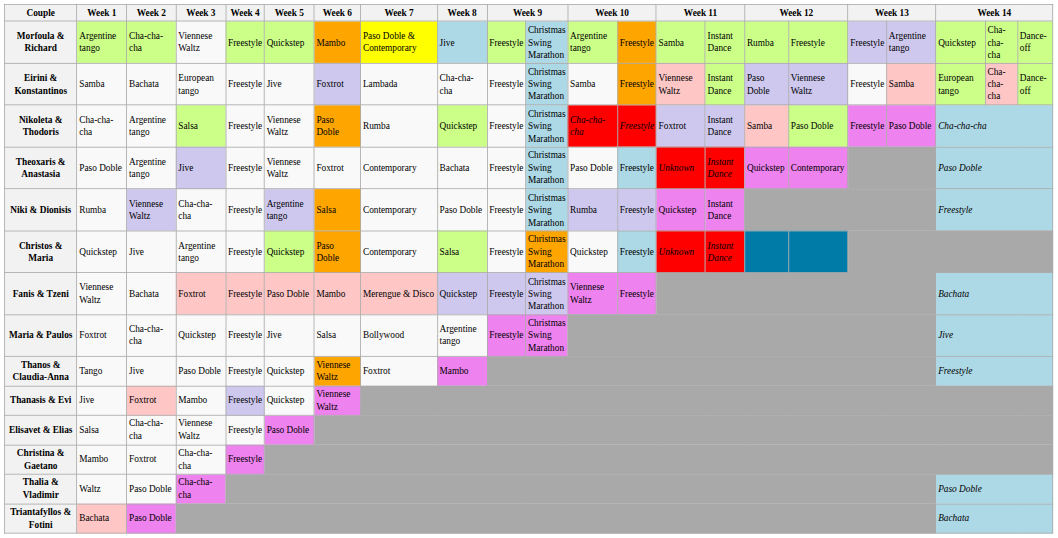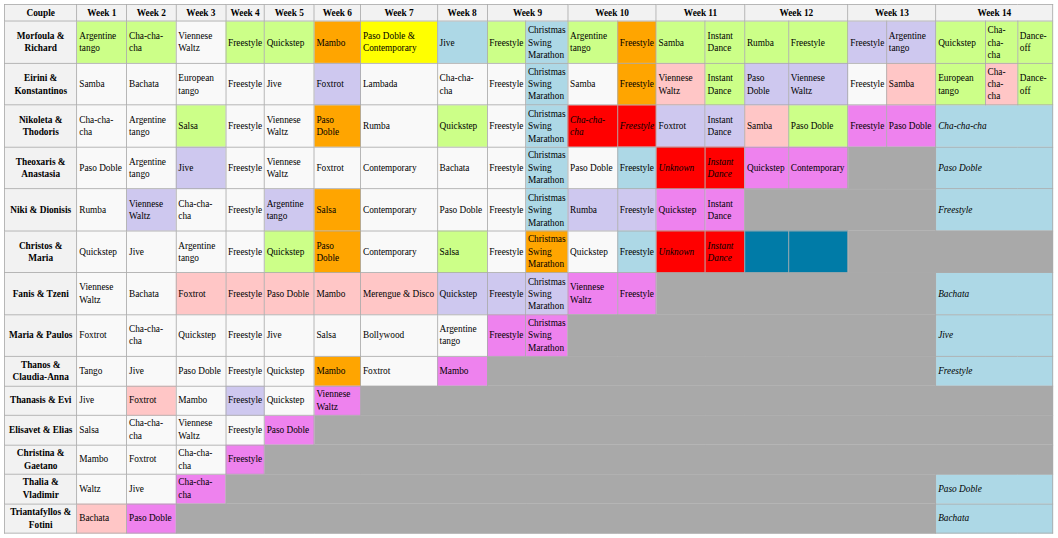(333, 371) Viennese Waltz -> (331, 371) Mambo
(150, 489) Paso Doble -> (137, 489) Jive
